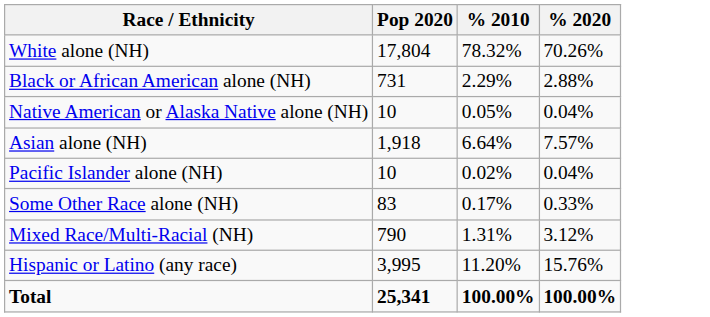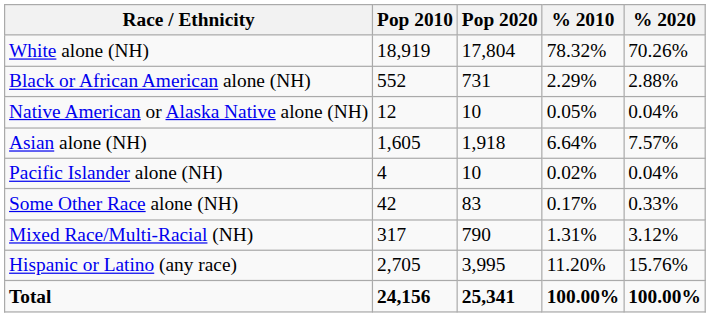+ column: (415, 19)
